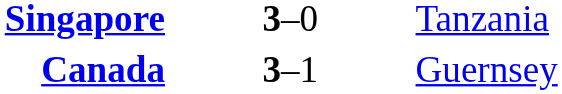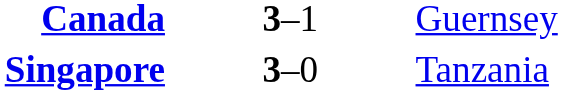rows swapped: (103, 69) <-> (85, 18)
